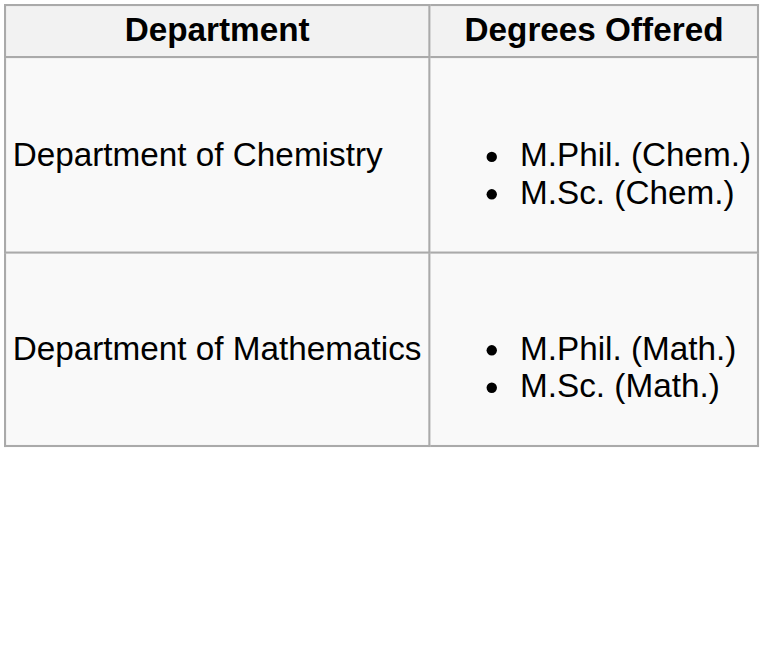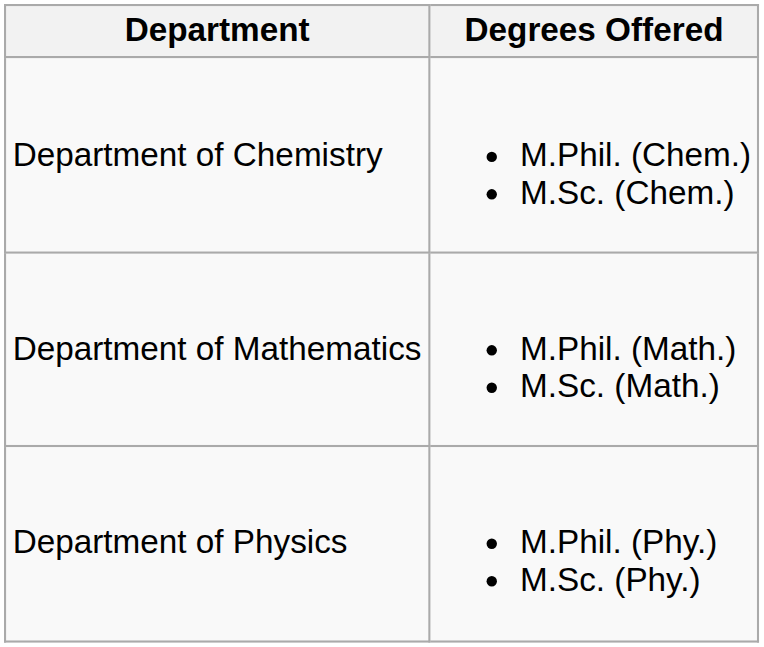+ row: (180, 542)
